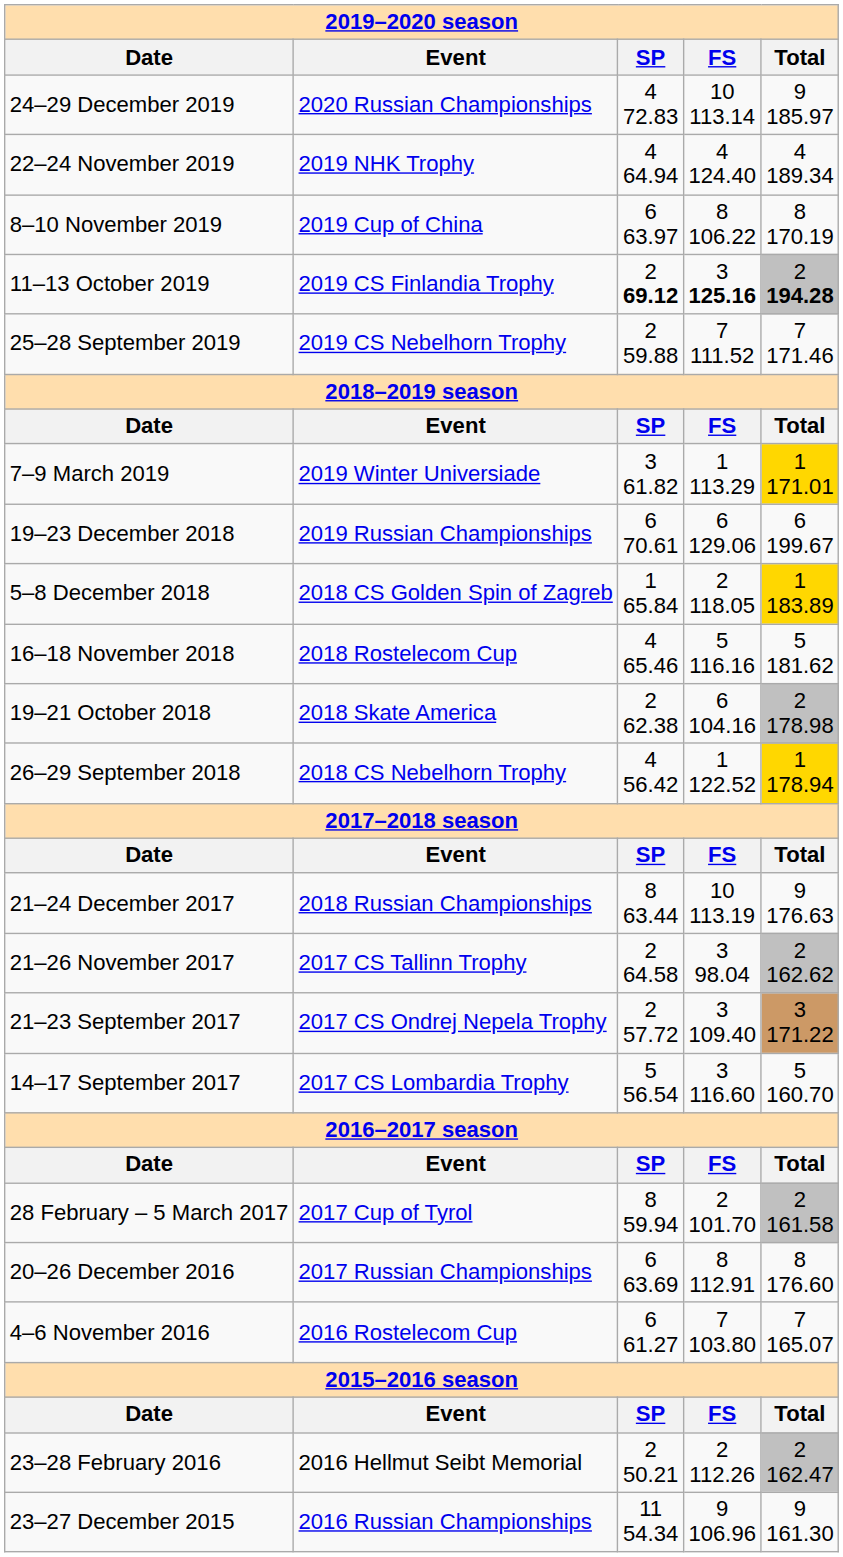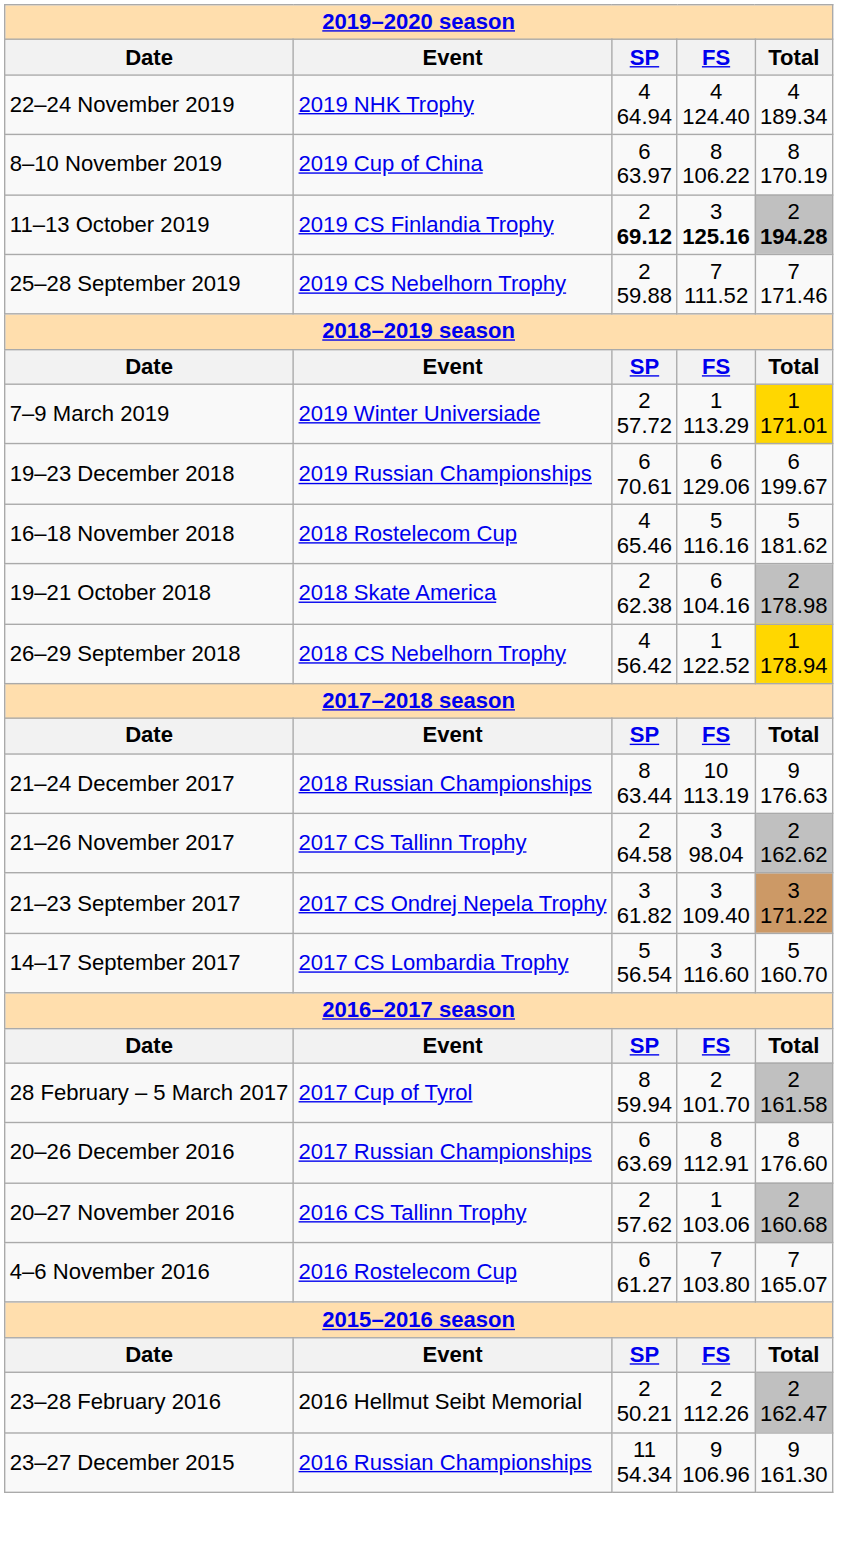- row: (122, 104)
(651, 473) 3 61.82 -> (644, 413) 2 57.72
- row: (110, 593)
(651, 1022) 2 57.72 -> (644, 902) 3 61.82
+ row: (122, 1212)
